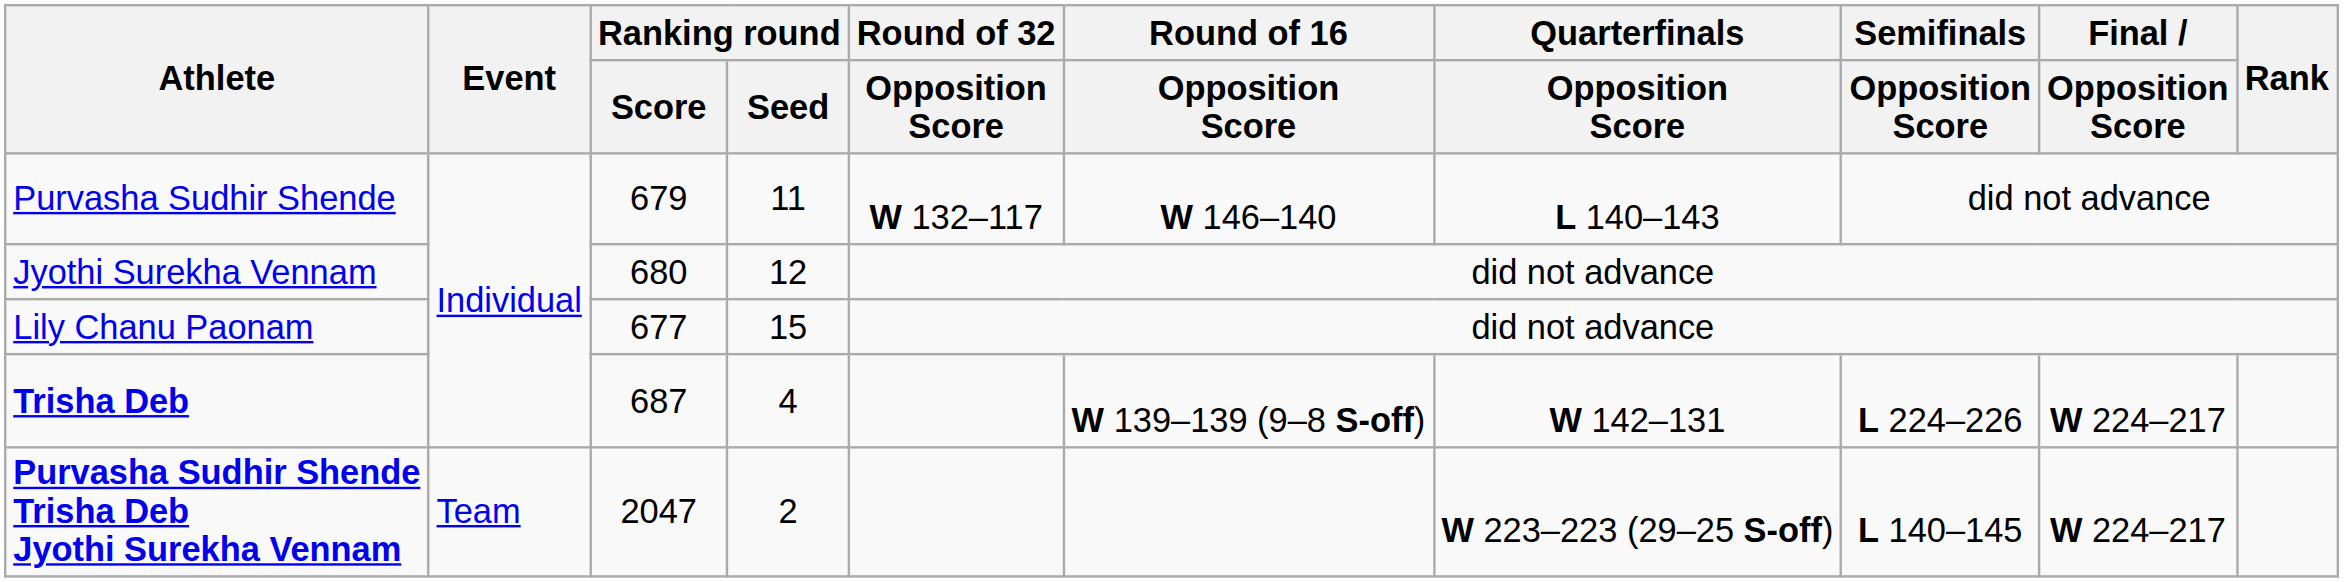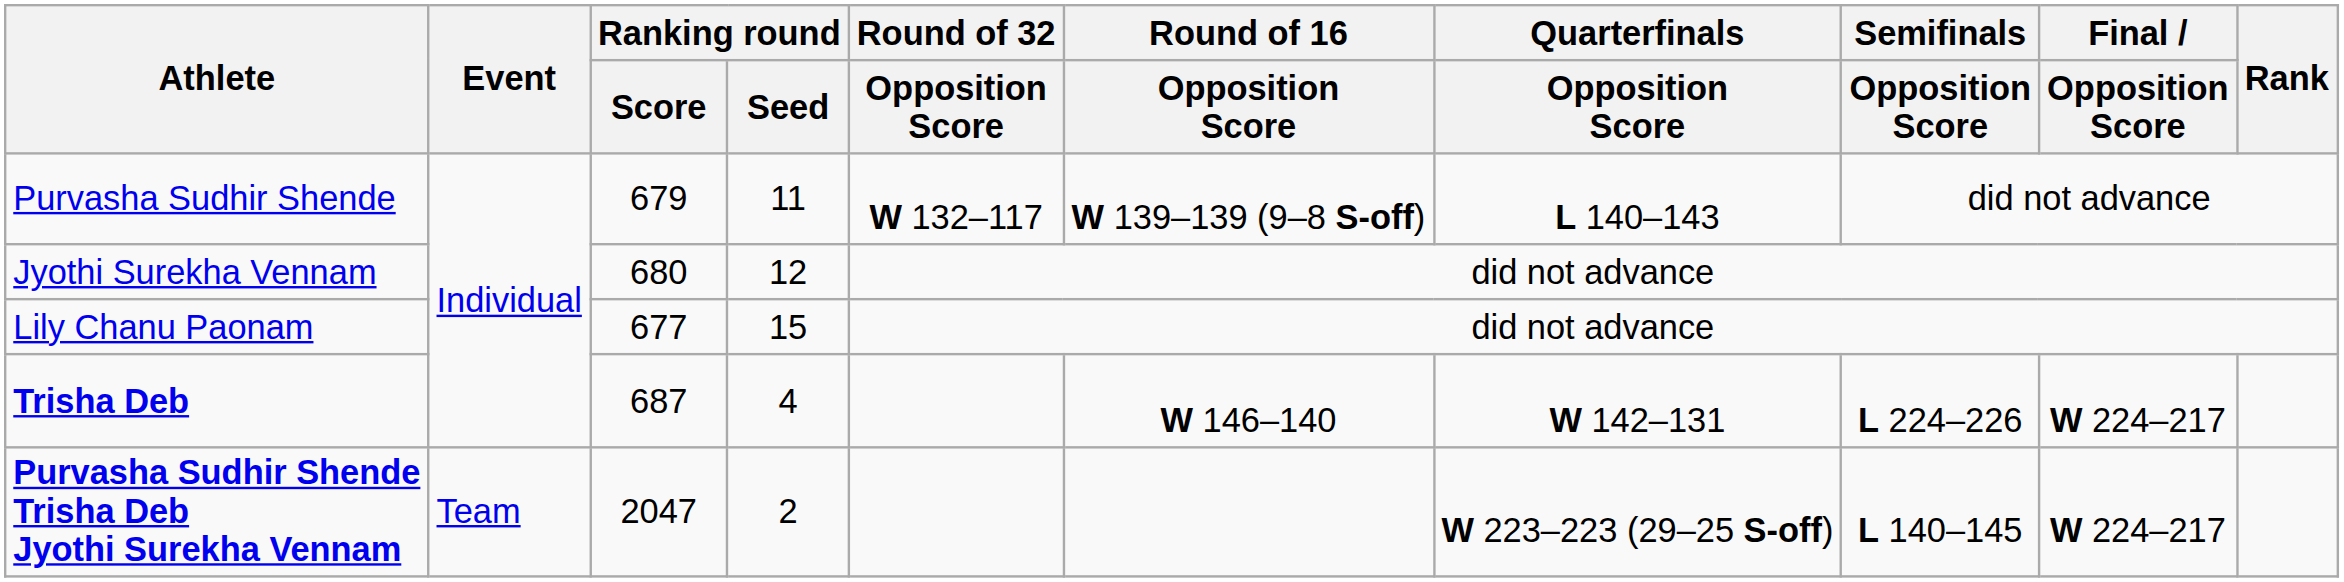(1248, 218) W 146–140 -> (1248, 218) W 139–139 (9–8 S-off)
(1248, 419) W 139–139 (9–8 S-off) -> (1248, 419) W 146–140
